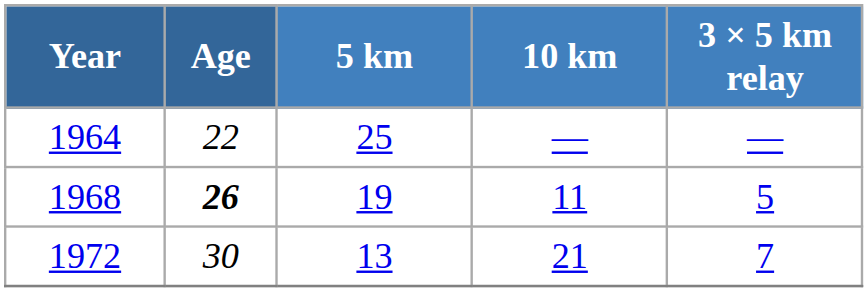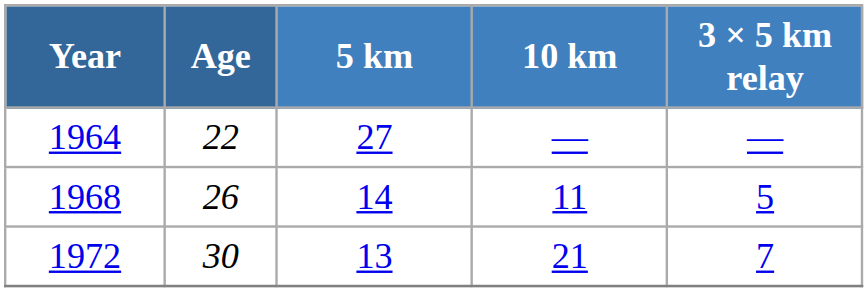(374, 137) 25 -> (374, 137) 27
(221, 196) bold -> (221, 196) normal
(374, 196) 19 -> (374, 196) 14
